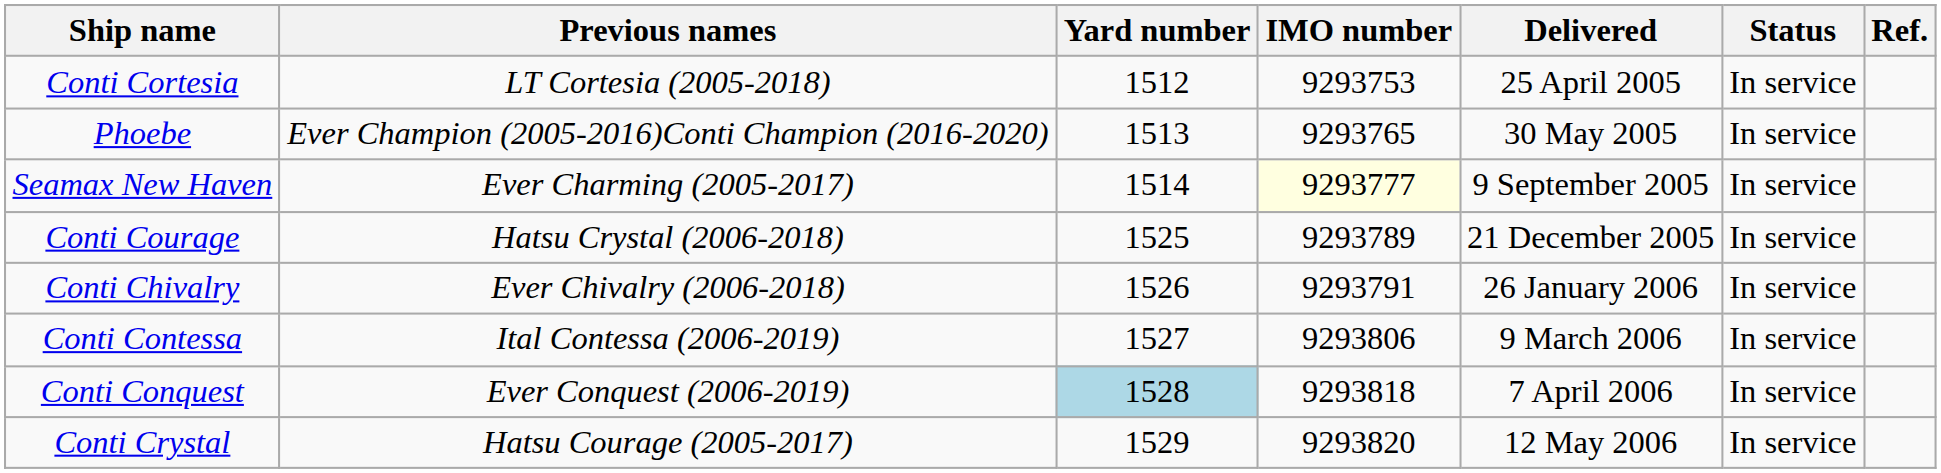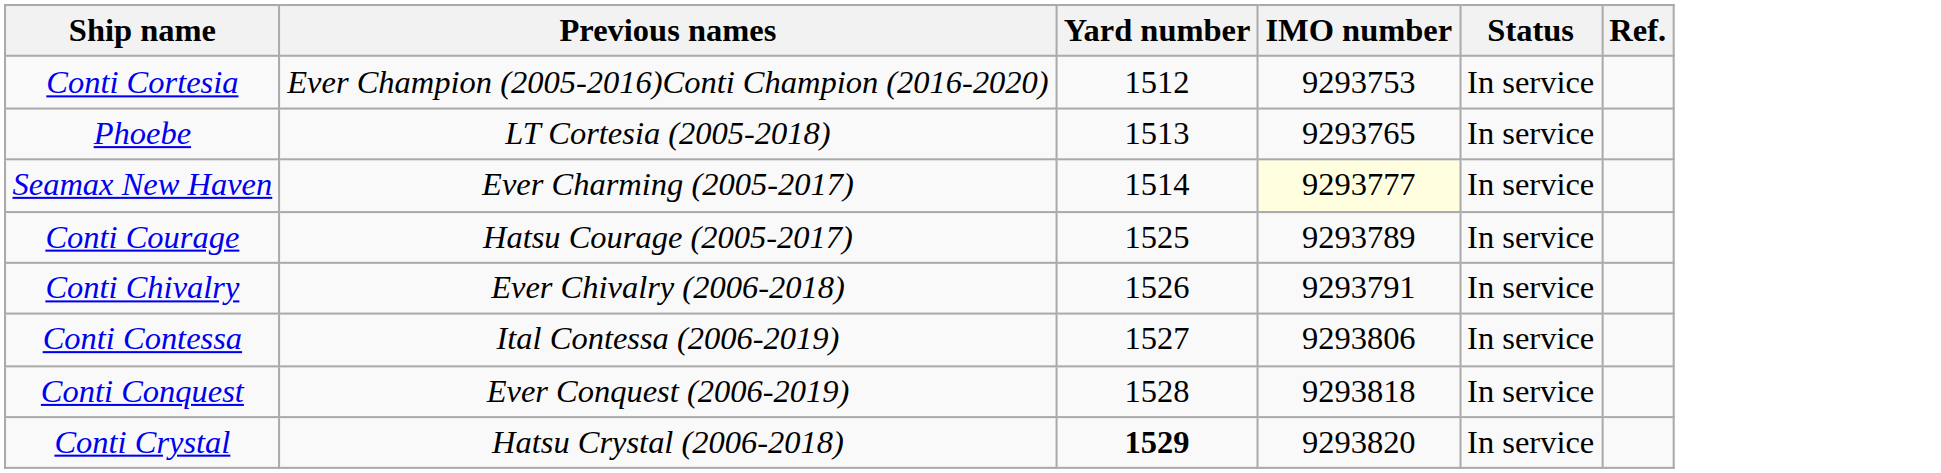- column: (1591, 30)
(668, 81) LT Cortesia (2005-2018) -> (668, 81) Ever Champion (2005-2016)Conti Champion (2016-2020)
(668, 133) Ever Champion (2005-2016)Conti Champion (2016-2020) -> (668, 133) LT Cortesia (2005-2018)
(668, 236) Hatsu Crystal (2006-2018) -> (668, 236) Hatsu Courage (2005-2017)
(1157, 390) lightblue background -> (1157, 390) no background
(668, 442) Hatsu Courage (2005-2017) -> (668, 442) Hatsu Crystal (2006-2018)
(1157, 442) normal -> (1157, 442) bold
